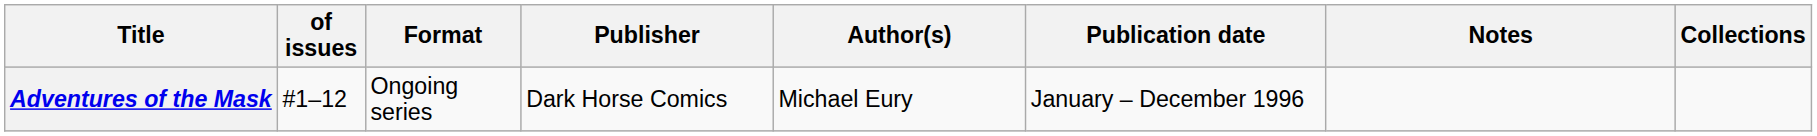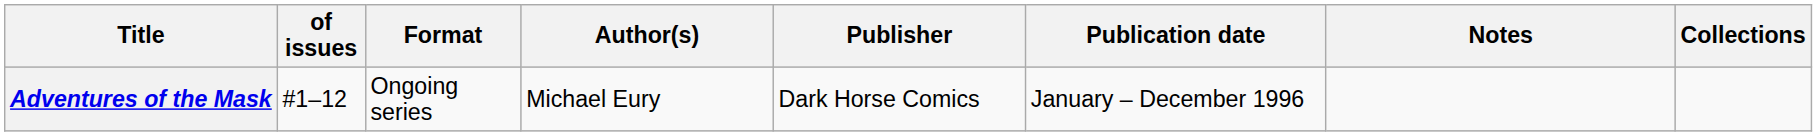columns swapped: (899, 35) <-> (647, 35)
